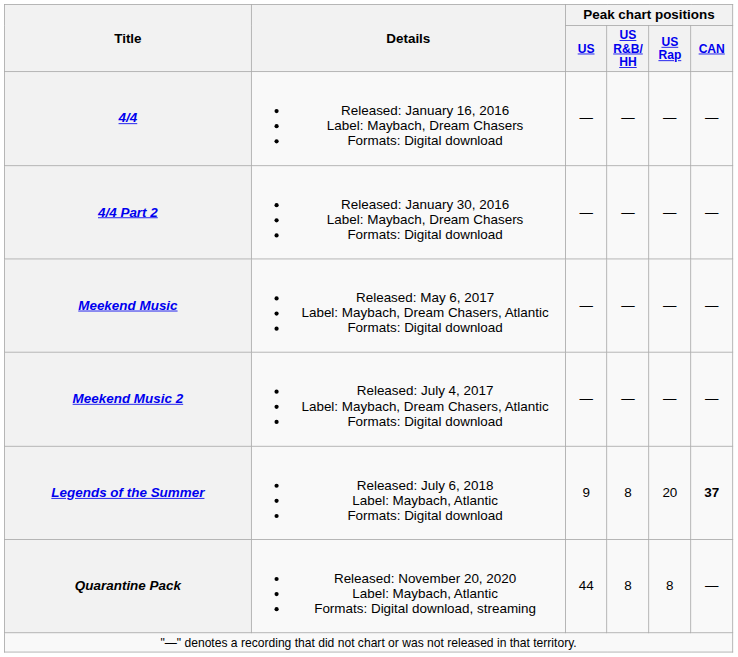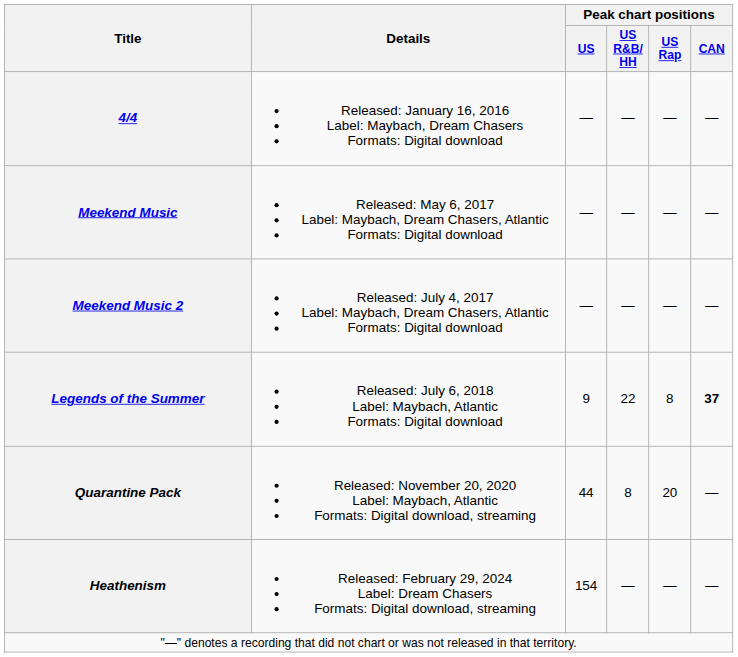- row: (128, 212)
(628, 492) 8 -> (628, 399) 22
(670, 492) 20 -> (670, 399) 8
(670, 586) 8 -> (670, 492) 20
+ row: (128, 586)
